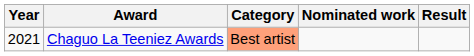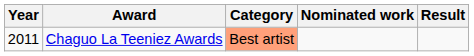(24, 39) 2021 -> (23, 39) 2011
